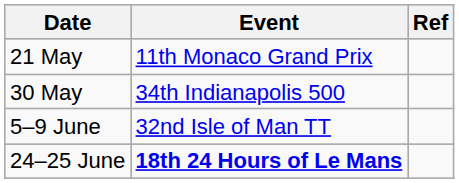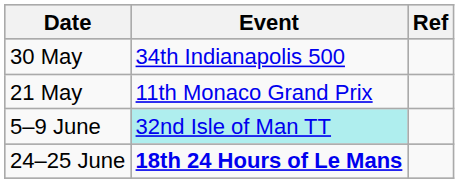rows swapped: (46, 56) <-> (46, 91)
(233, 126) no background -> (233, 126) paleturquoise background
